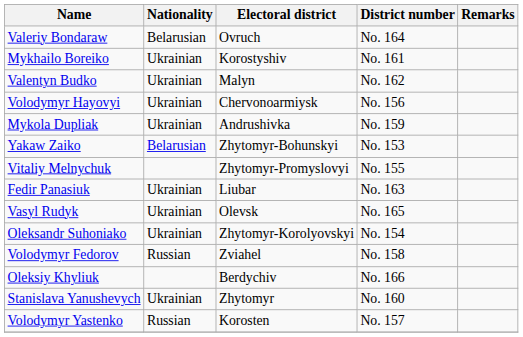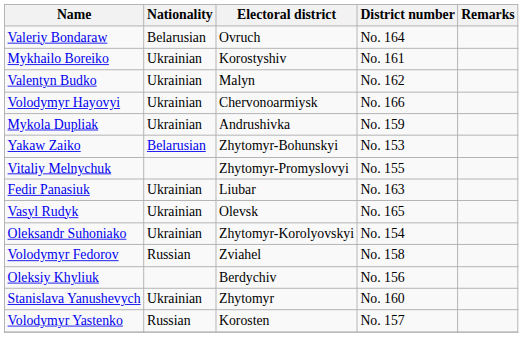(383, 102) No. 156 -> (383, 102) No. 166
(383, 277) No. 166 -> (383, 277) No. 156
